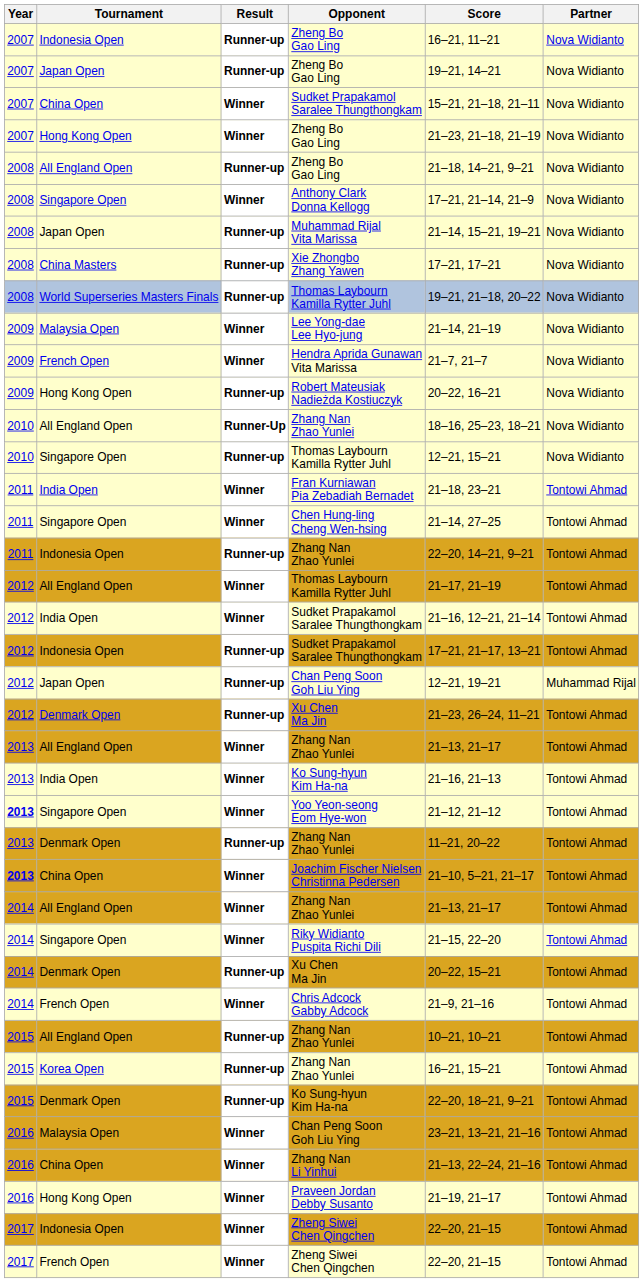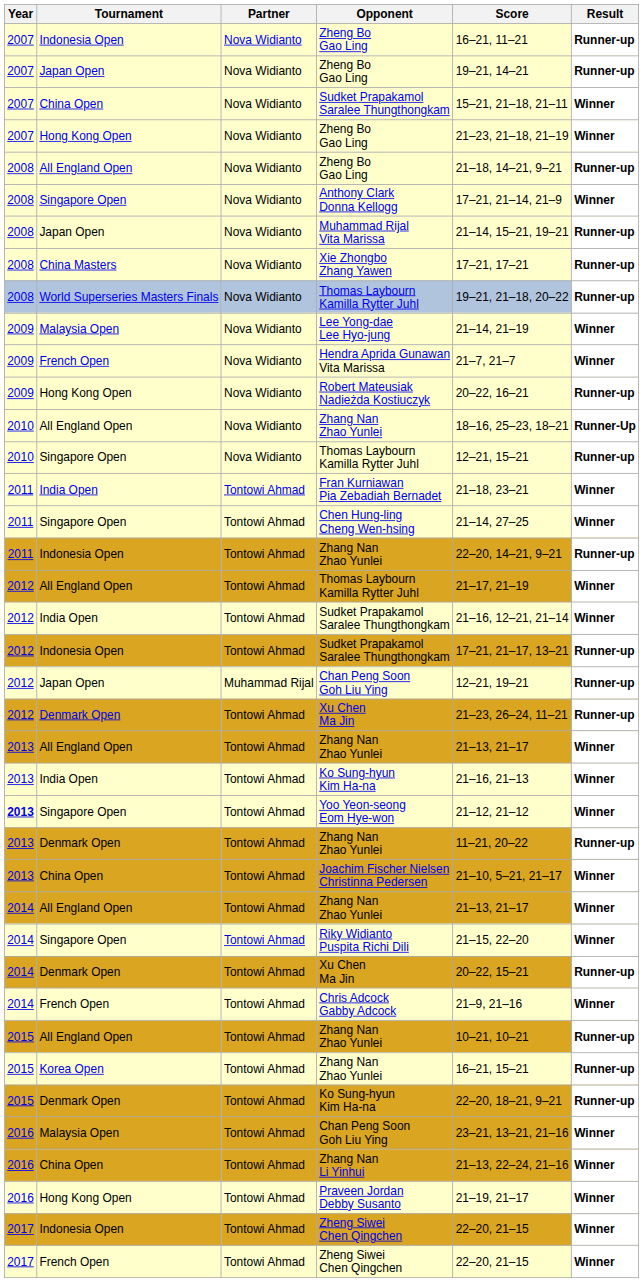columns swapped: (591, 14) <-> (255, 14)
(21, 876) bold -> (21, 876) normal
